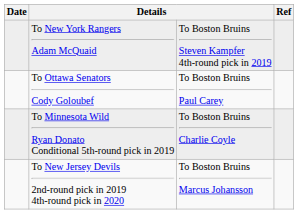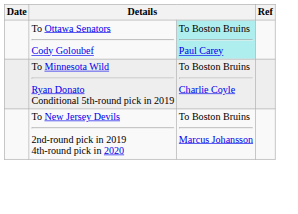- row: (103, 39)
(225, 89) no background -> (216, 39) paleturquoise background
